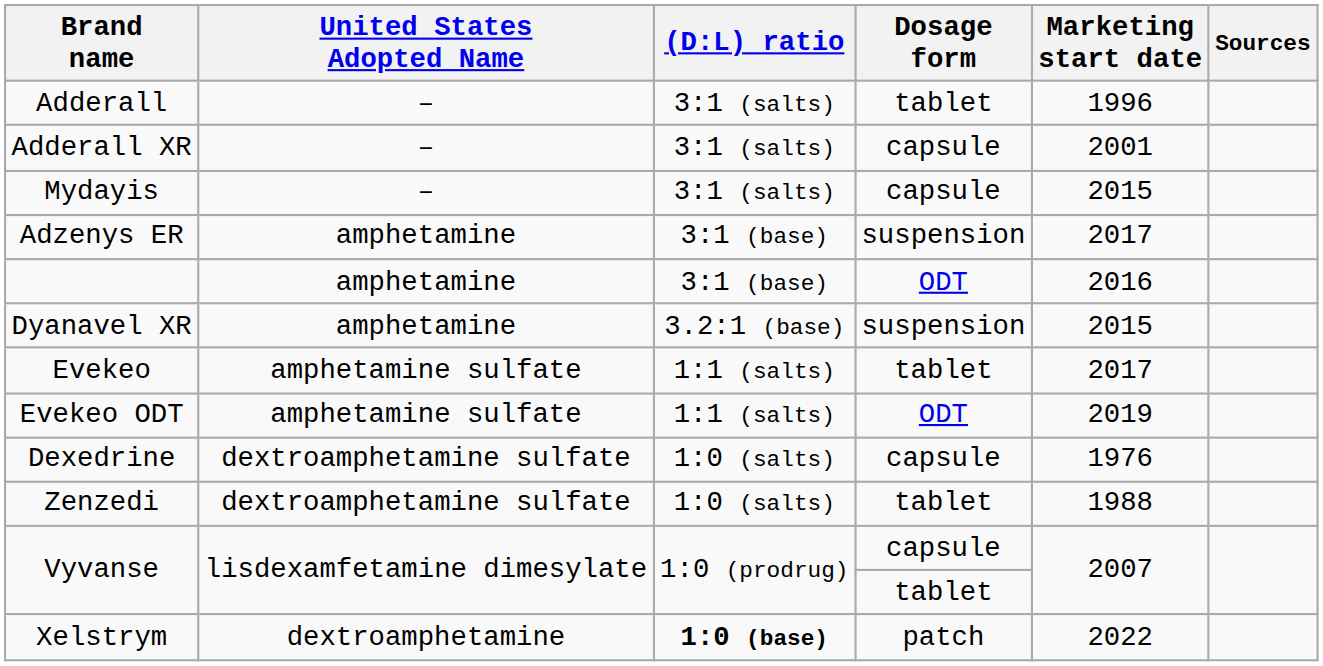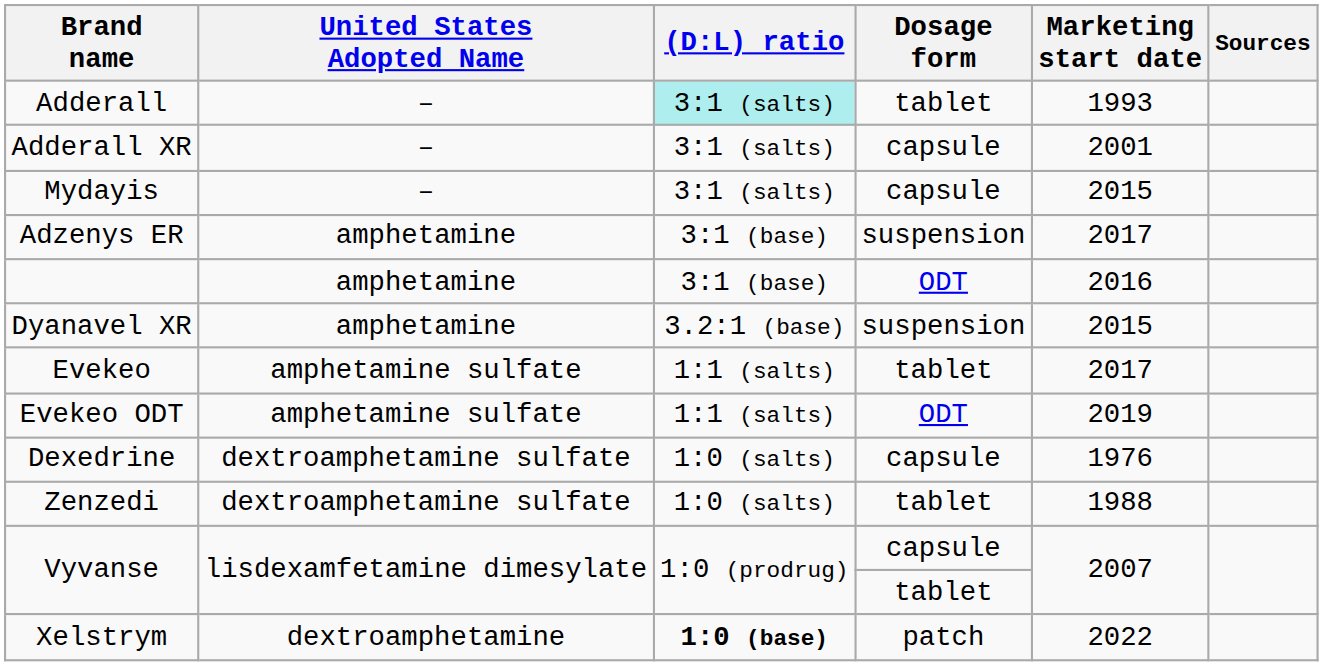(754, 103) no background -> (754, 103) paleturquoise background
(1120, 103) 1996 -> (1120, 103) 1993
